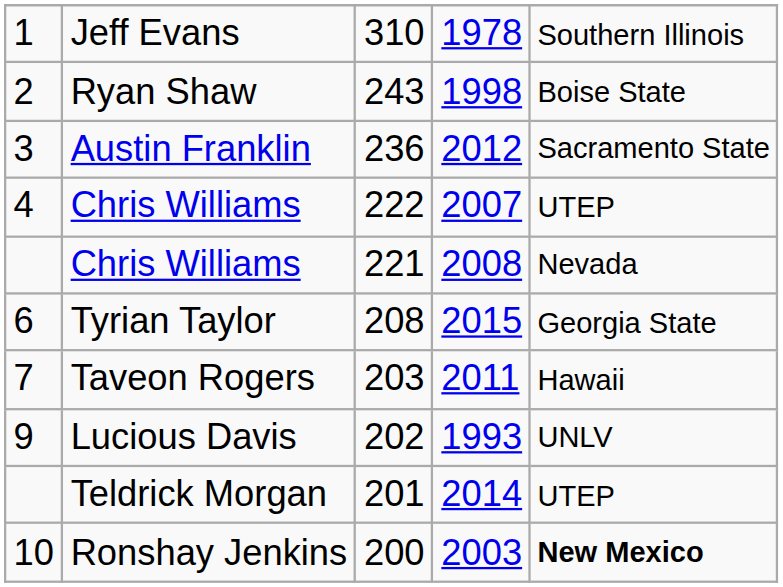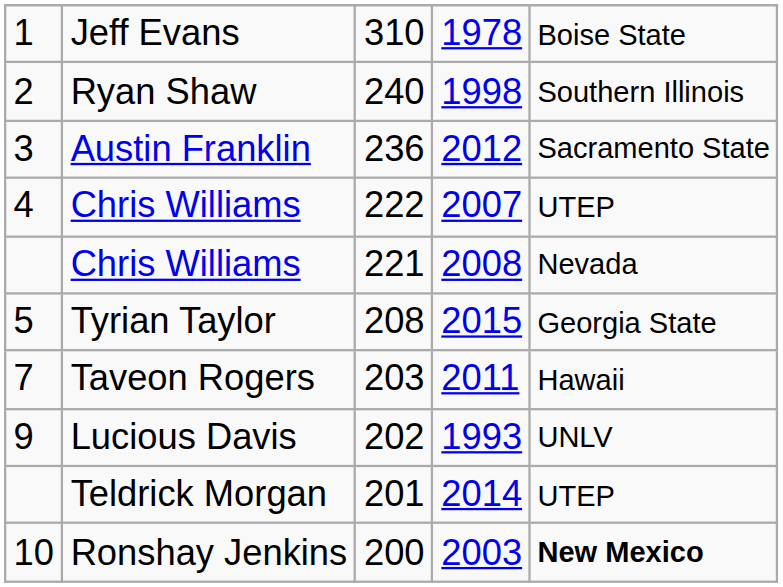(641, 34) Southern Illinois -> (612, 34) Boise State
(394, 90) 243 -> (394, 90) 240
(612, 92) Boise State -> (641, 92) Southern Illinois
(24, 321) 6 -> (24, 321) 5
